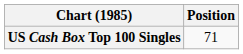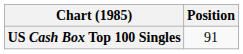(211, 37) 71 -> (211, 37) 91
